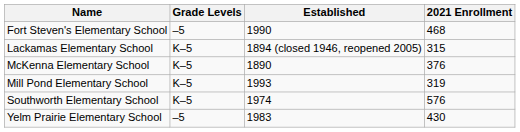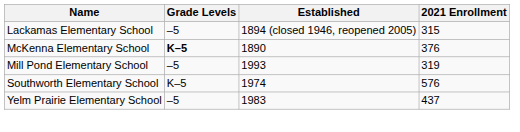- row: (87, 30)
(182, 48) K–5 -> (173, 30) –5
(182, 65) normal -> (177, 48) bold
(182, 83) K–5 -> (173, 65) –5
(436, 118) 430 -> (430, 100) 437
